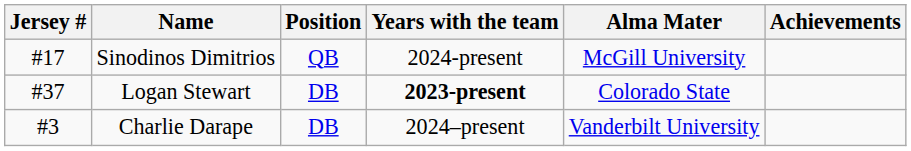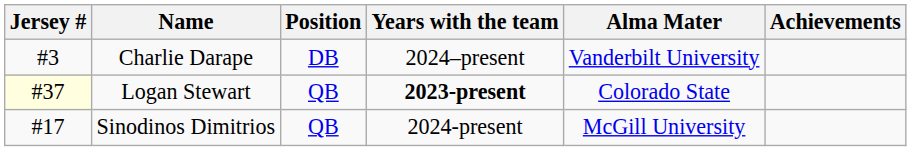rows swapped: (186, 127) <-> (186, 57)
(48, 92) no background -> (48, 92) lightyellow background
(323, 92) DB -> (323, 92) QB
